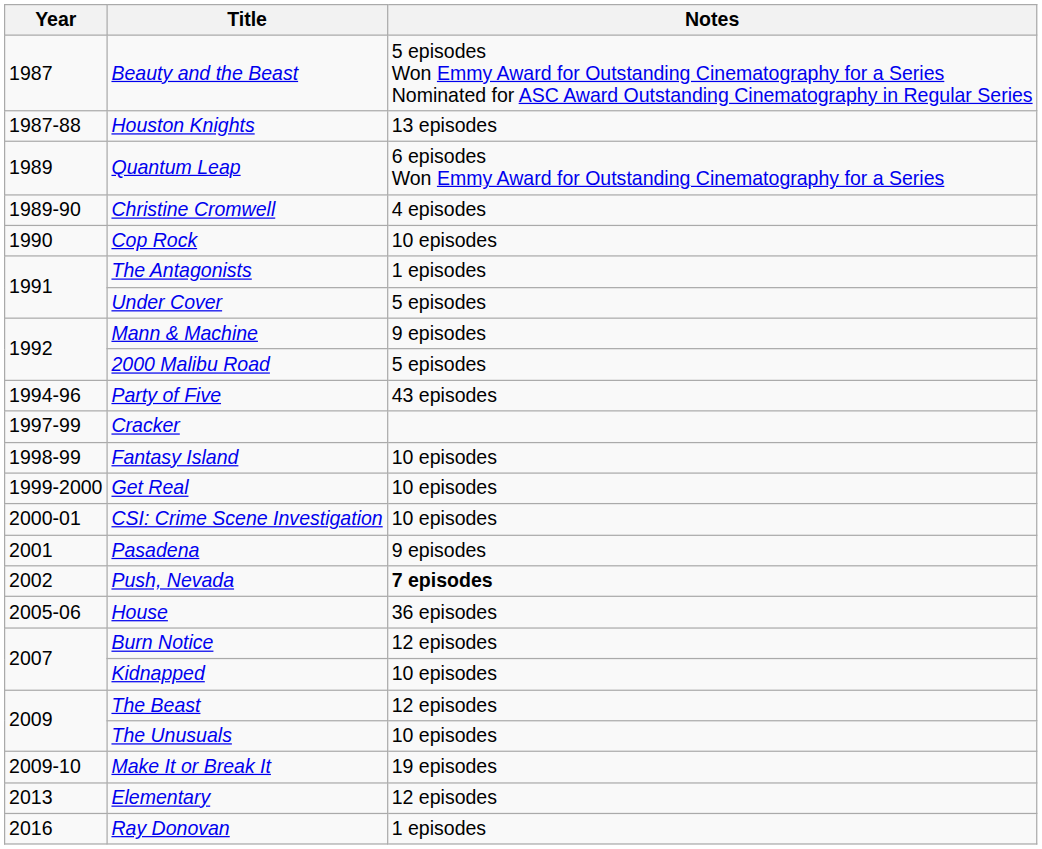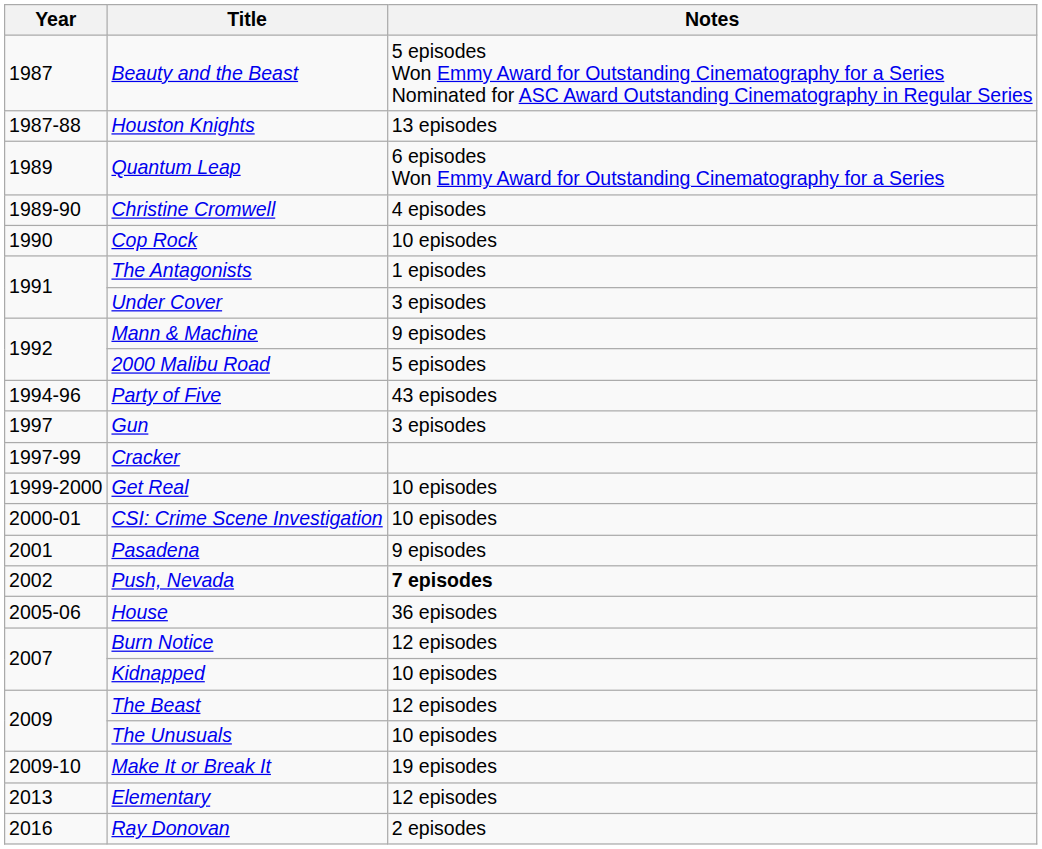(439, 302) 5 episodes -> (439, 302) 3 episodes
+ row: (130, 426)
- row: (175, 457)
(439, 828) 1 episodes -> (439, 828) 2 episodes
